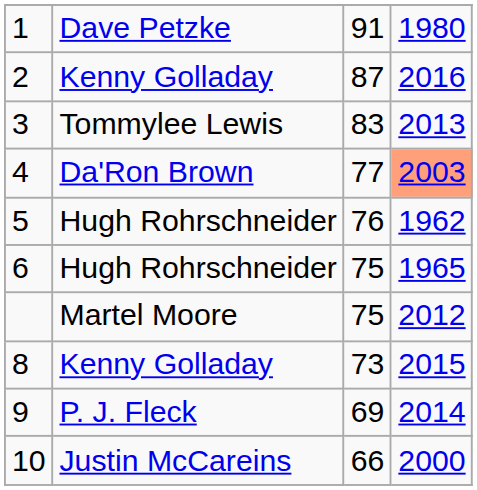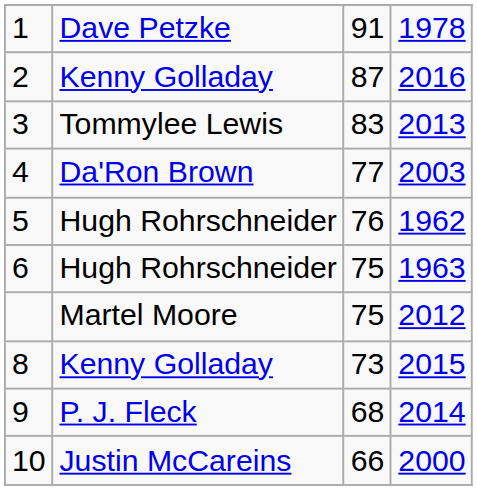(432, 28) 1980 -> (432, 28) 1978
(432, 172) lightsalmon background -> (432, 172) no background
(432, 268) 1965 -> (432, 268) 1963
(368, 412) 69 -> (368, 412) 68
